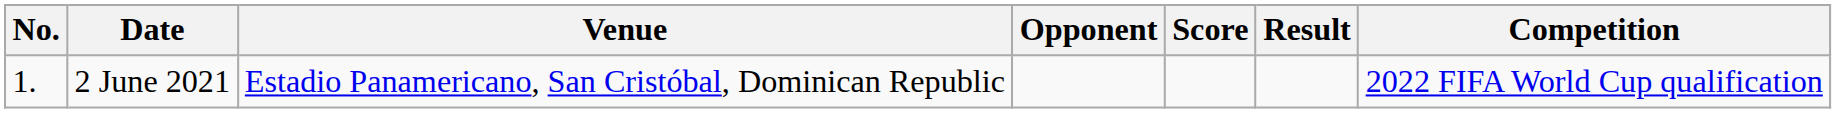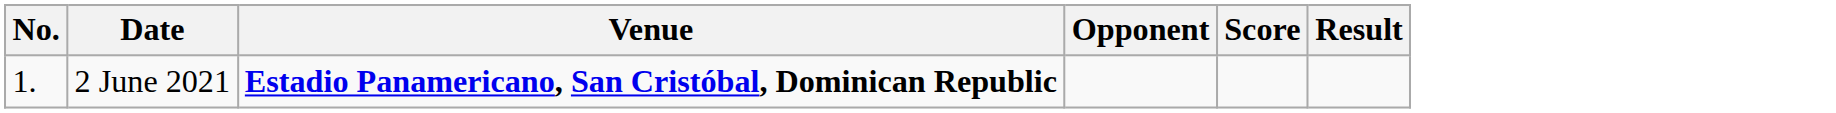- column: (1594, 30)
(625, 81) normal -> (651, 81) bold
